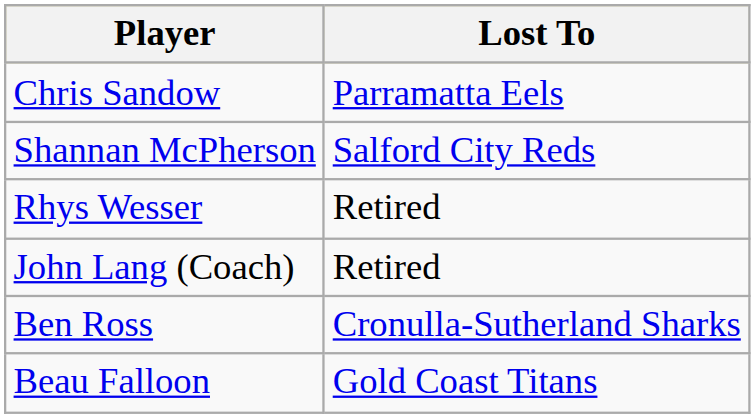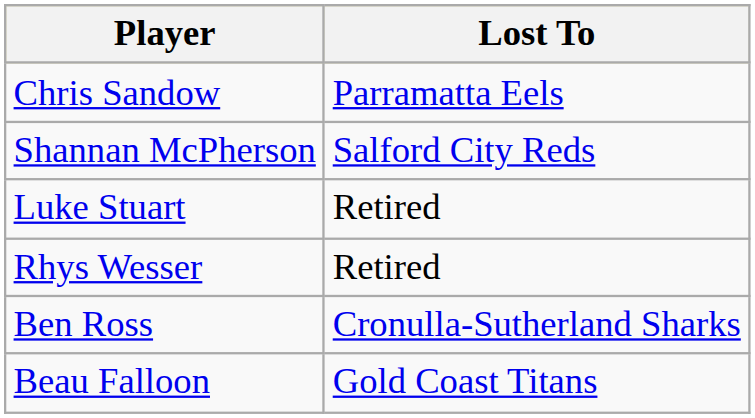+ row: (100, 207)
- row: (154, 265)
